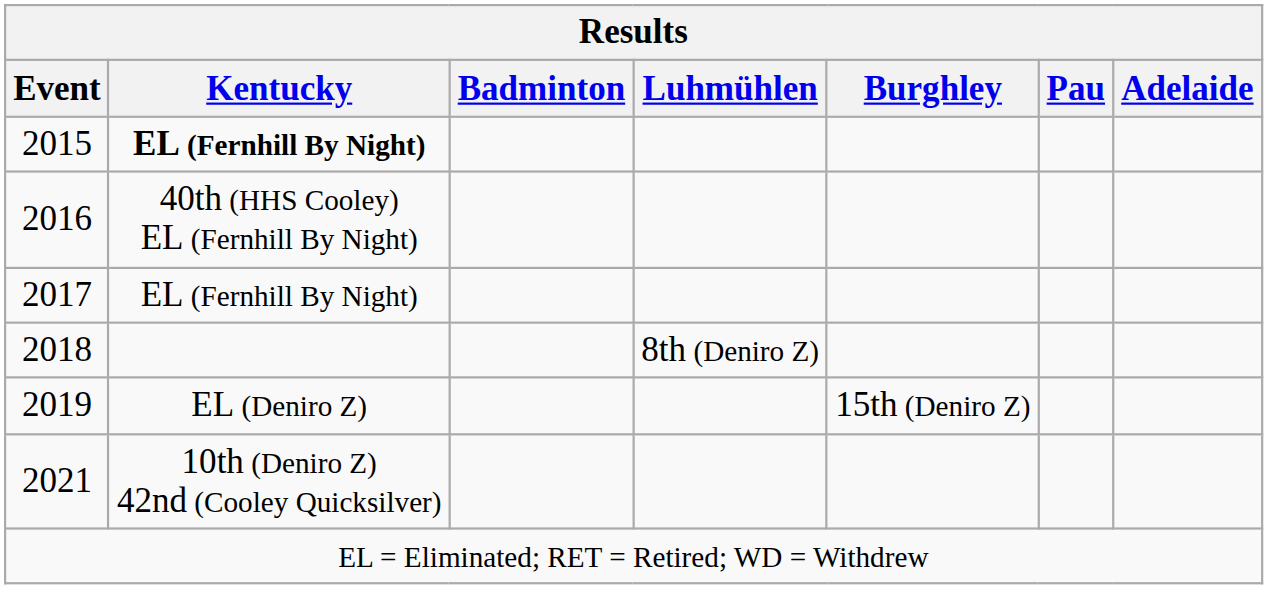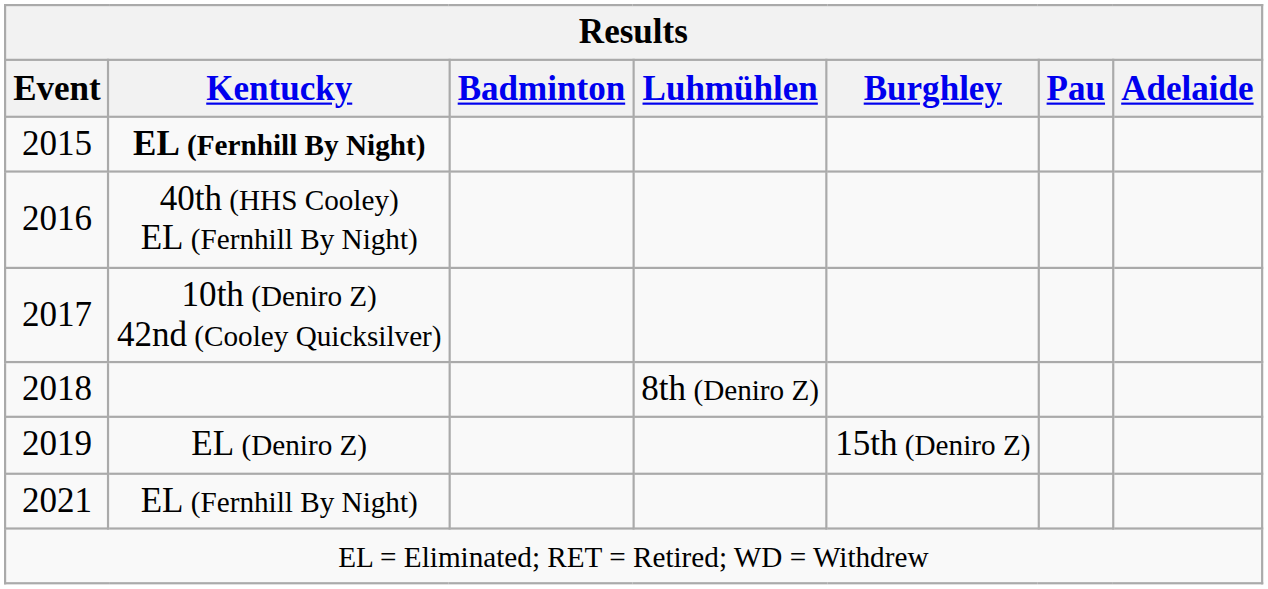(279, 293) EL (Fernhill By Night) -> (279, 313) 10th (Deniro Z) 42nd (Cooley Quicksilver)
(279, 480) 10th (Deniro Z) 42nd (Cooley Quicksilver) -> (279, 500) EL (Fernhill By Night)
